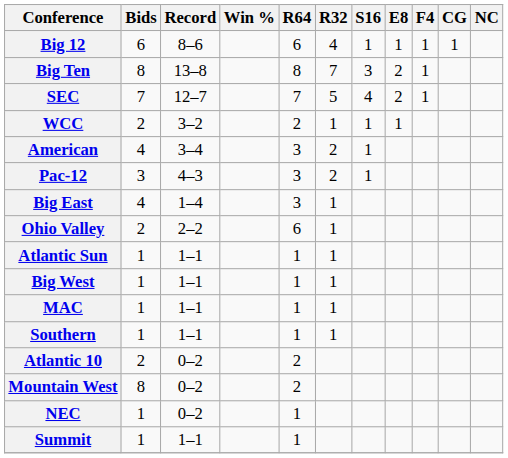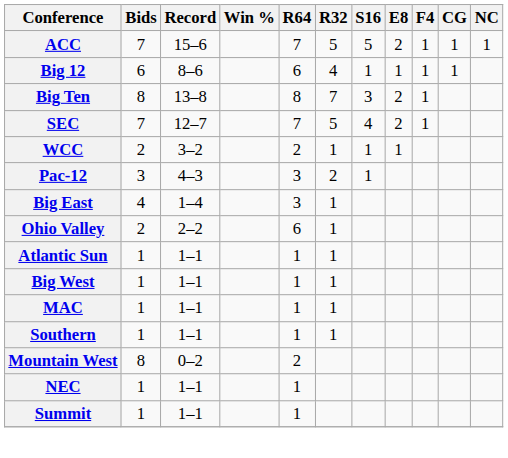+ row: (63, 44)
- row: (63, 149)
- row: (63, 360)
(190, 413) 0–2 -> (190, 387) 1–1
